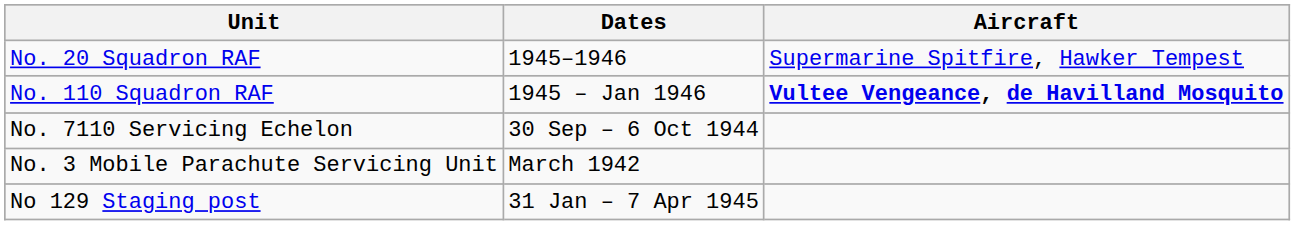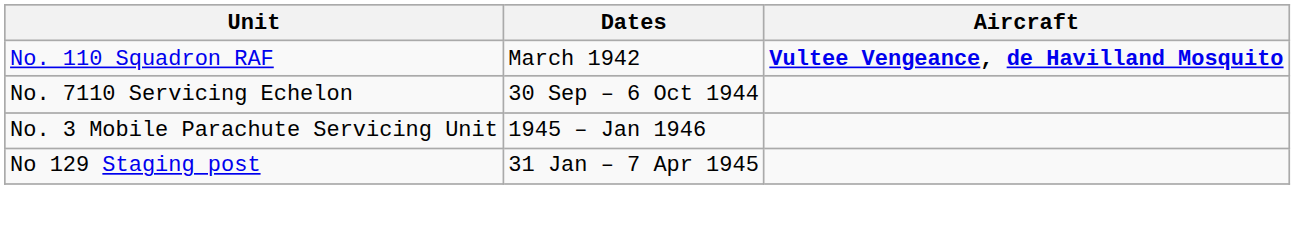- row: (135, 59)
(607, 94) 1945 – Jan 1946 -> (574, 59) March 1942
(574, 166) March 1942 -> (607, 130) 1945 – Jan 1946
